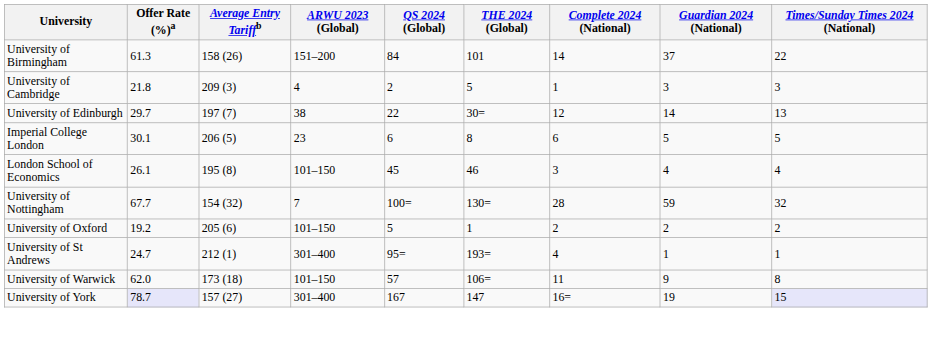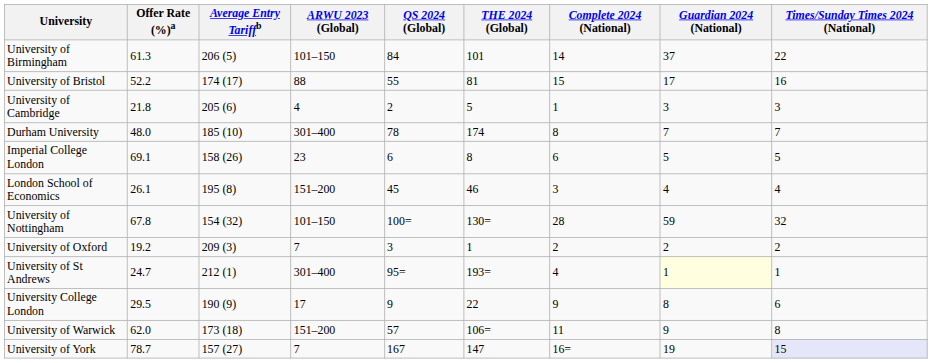(222, 55) 158 (26) -> (219, 55) 206 (5)
(315, 55) 151–200 -> (315, 55) 101–150
+ row: (56, 81)
(219, 87) 209 (3) -> (219, 106) 205 (6)
+ row: (53, 132)
- row: (65, 113)
(141, 138) 30.1 -> (141, 157) 69.1
(219, 138) 206 (5) -> (222, 157) 158 (26)
(315, 170) 101–150 -> (315, 189) 151–200
(141, 203) 67.7 -> (141, 221) 67.8
(297, 203) 7 -> (315, 221) 101–150
(219, 228) 205 (6) -> (219, 247) 209 (3)
(315, 228) 101–150 -> (297, 247) 7
(390, 228) 5 -> (390, 247) 3
(666, 253) no background -> (666, 272) lightyellow background
+ row: (52, 304)
(315, 279) 101–150 -> (315, 330) 151–200
(141, 298) lavender background -> (141, 348) no background
(315, 298) 301–400 -> (297, 348) 7
